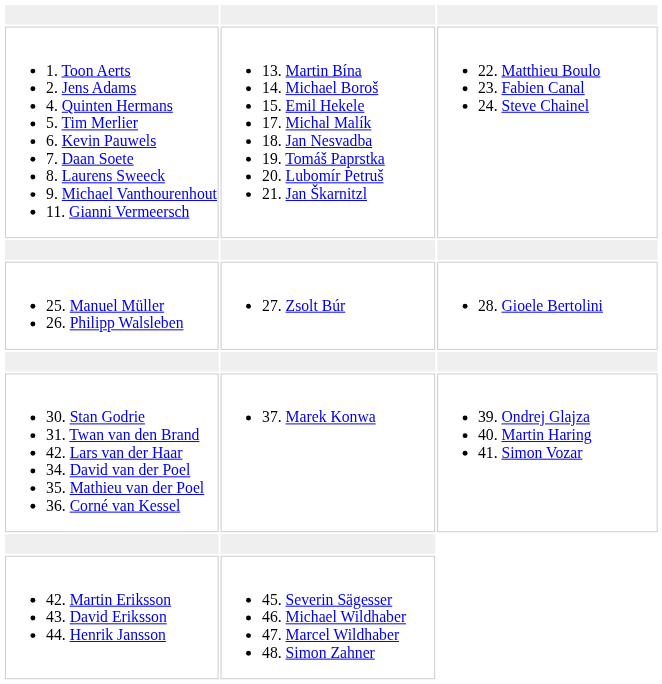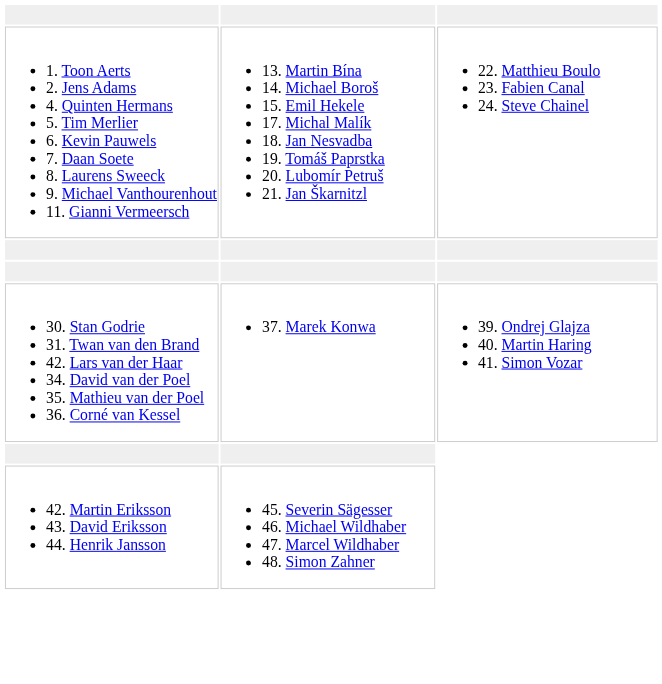- row: (112, 315)
